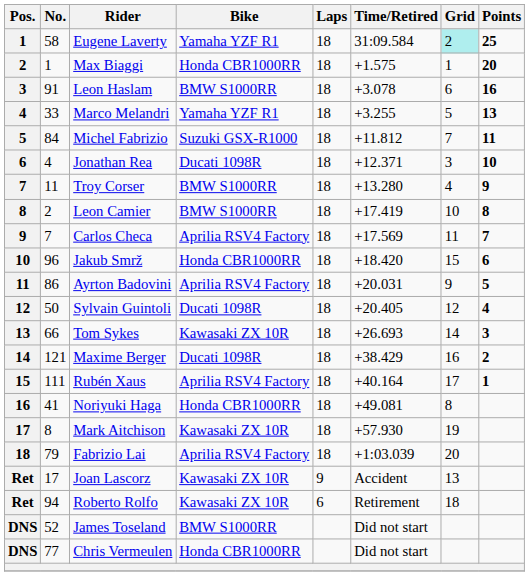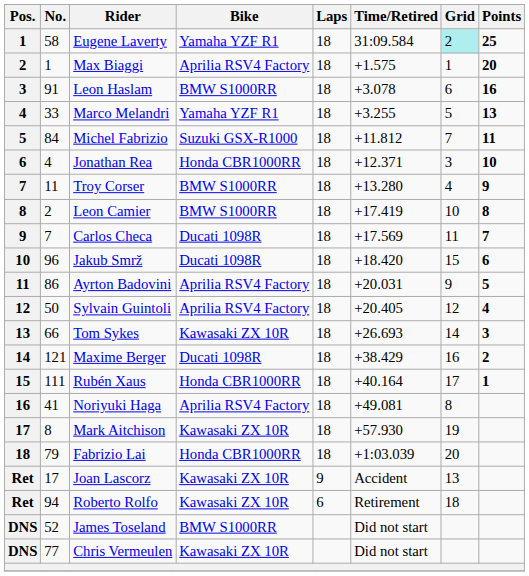(240, 65) Honda CBR1000RR -> (244, 65) Aprilia RSV4 Factory
(220, 162) Ducati 1098R -> (240, 162) Honda CBR1000RR
(244, 235) Aprilia RSV4 Factory -> (220, 235) Ducati 1098R
(240, 259) Honda CBR1000RR -> (220, 259) Ducati 1098R
(220, 308) Ducati 1098R -> (244, 308) Aprilia RSV4 Factory
(244, 381) Aprilia RSV4 Factory -> (240, 381) Honda CBR1000RR
(240, 405) Honda CBR1000RR -> (244, 405) Aprilia RSV4 Factory
(244, 454) Aprilia RSV4 Factory -> (240, 454) Honda CBR1000RR
(240, 551) Honda CBR1000RR -> (234, 551) Kawasaki ZX 10R
